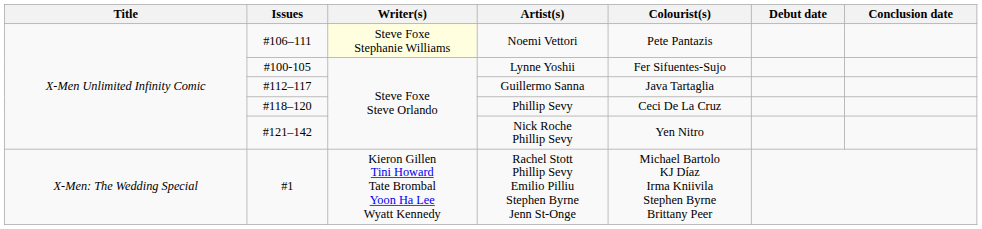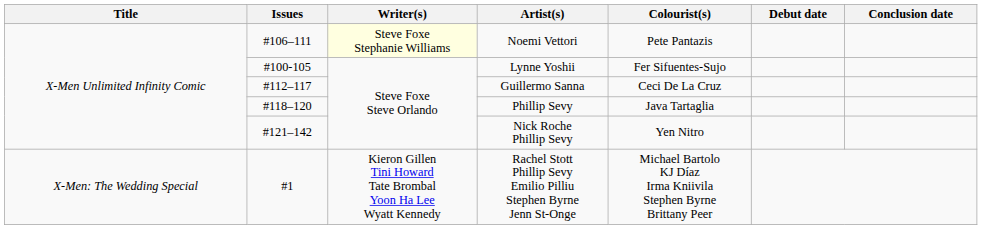(680, 86) Java Tartaglia -> (680, 86) Ceci De La Cruz
(680, 106) Ceci De La Cruz -> (680, 106) Java Tartaglia
